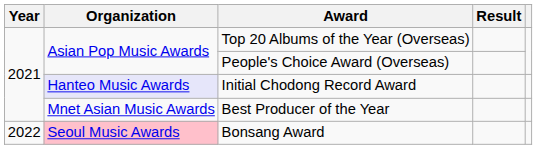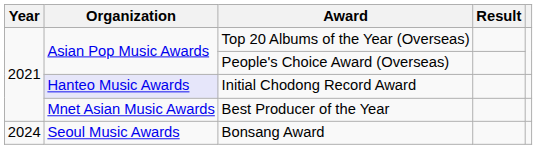(24, 132) 2022 -> (24, 132) 2024
(114, 132) pink background -> (114, 132) no background
